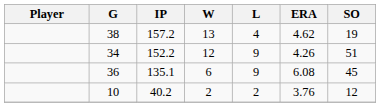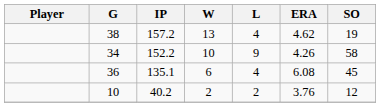(208, 53) 12 -> (208, 53) 10
(352, 53) 51 -> (352, 53) 58
(256, 72) 9 -> (256, 72) 4
